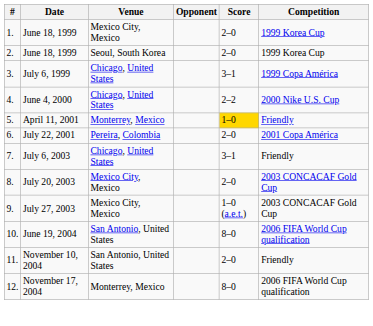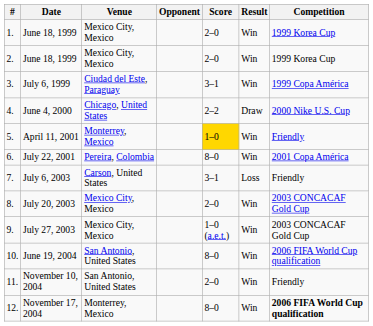+ column: (254, 12)
(128, 53) Seoul, South Korea -> (109, 58) Mexico City, Mexico
(122, 73) Chicago, United States -> (116, 84) Ciudad del Este, Paraguay
(229, 135) 2–0 -> (212, 157) 8–0
(122, 156) Chicago, United States -> (113, 178) Carson, United States
(304, 286) normal -> (317, 308) bold
